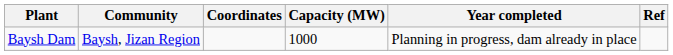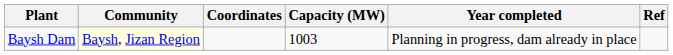(141, 38) no background -> (141, 38) lightyellow background
(303, 38) 1000 -> (303, 38) 1003
